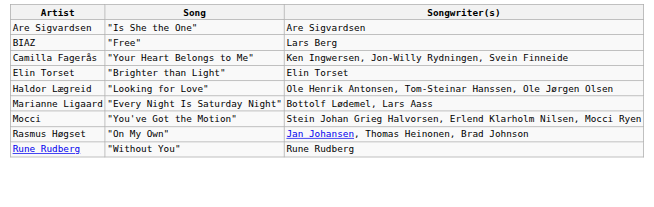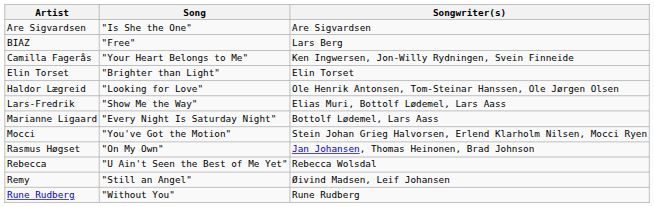+ row: (41, 104)
+ row: (27, 165)
+ row: (18, 180)
